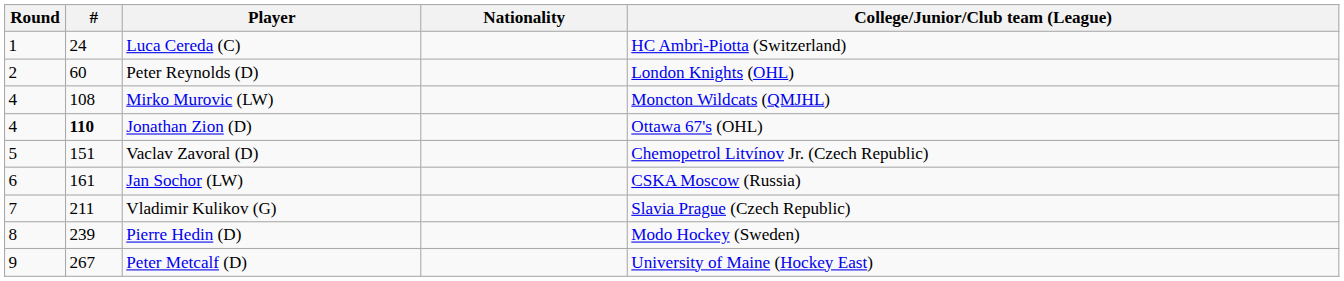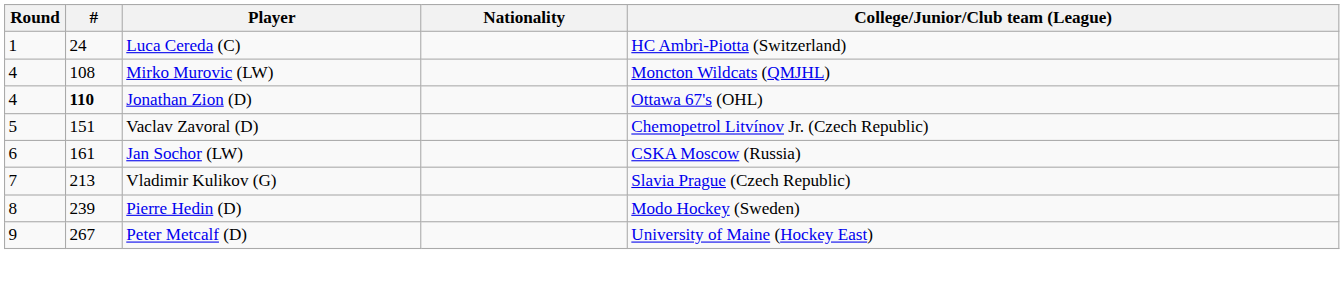- row: (192, 72)
(82, 208) 211 -> (82, 180) 213
